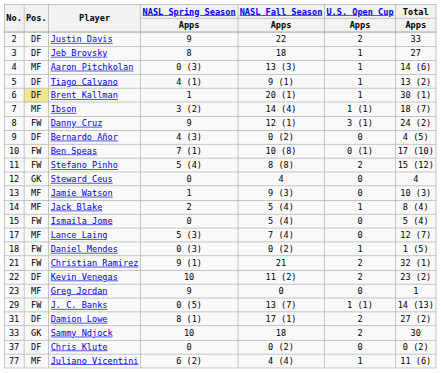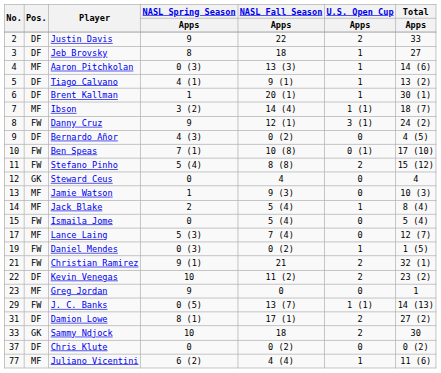(36, 95) khaki background -> (36, 95) no background
(14, 249) 18 -> (14, 249) 19
